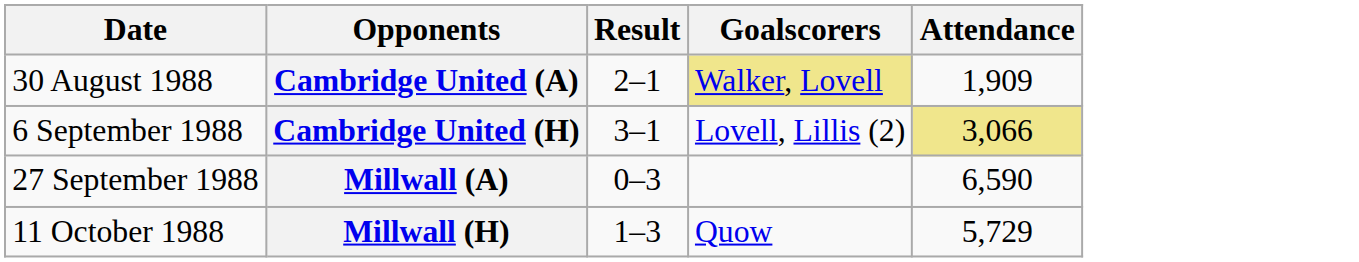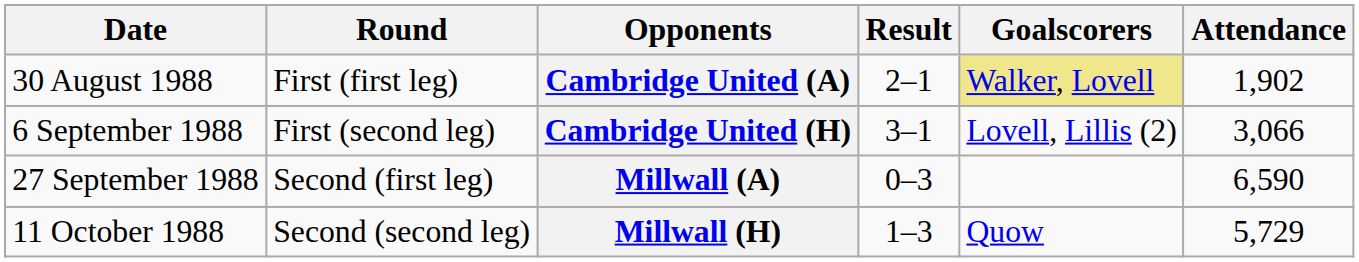+ column: (402, 29)
(997, 79) 1,909 -> (1269, 79) 1,902
(997, 130) khaki background -> (1269, 130) no background
